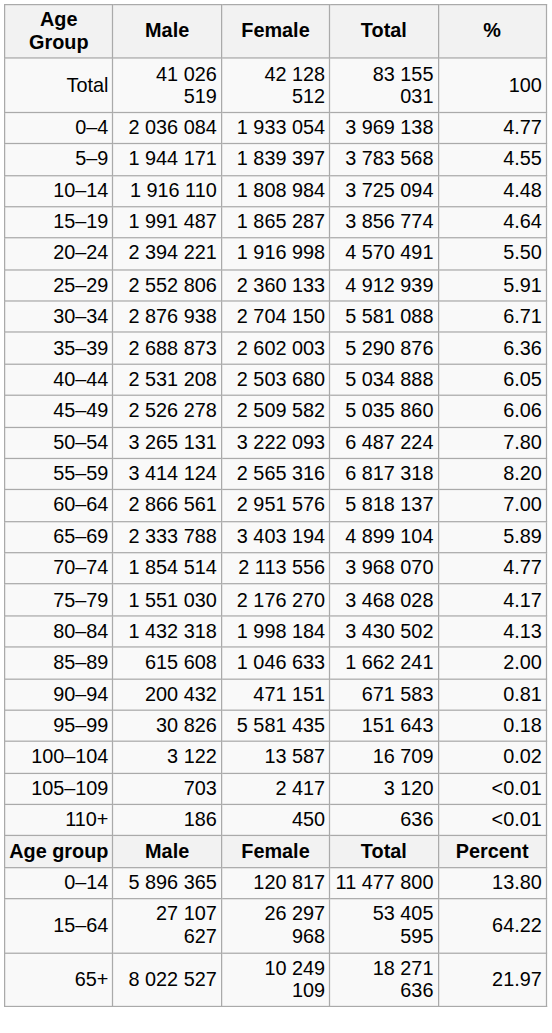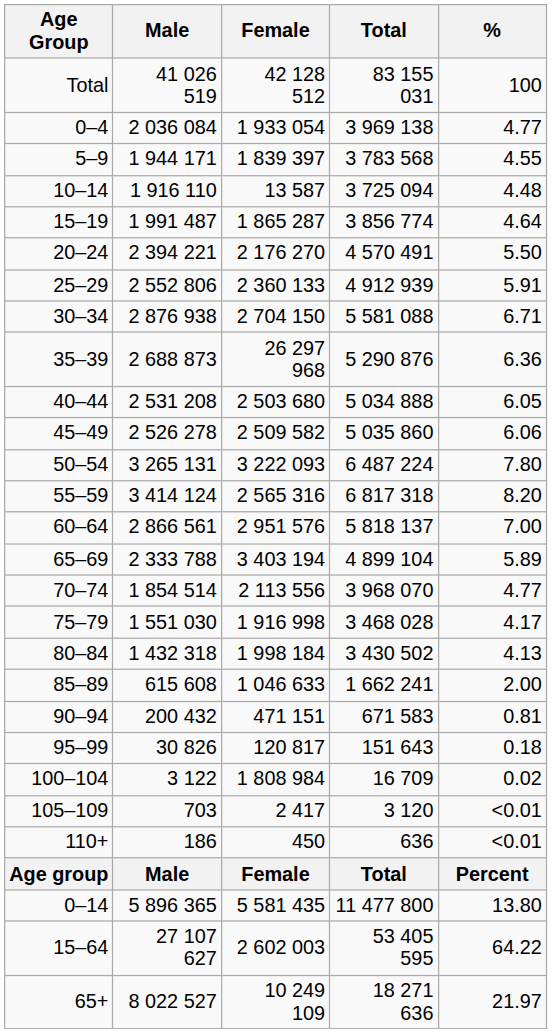(281, 190) 1 808 984 -> (295, 190) 13 587
(281, 253) 1 916 998 -> (281, 253) 2 176 270
(281, 348) 2 602 003 -> (295, 359) 26 297 968
(281, 599) 2 176 270 -> (281, 622) 1 916 998
(281, 725) 5 581 435 -> (289, 747) 120 817
(295, 757) 13 587 -> (281, 779) 1 808 984
(289, 882) 120 817 -> (281, 905) 5 581 435
(295, 925) 26 297 968 -> (281, 947) 2 602 003
